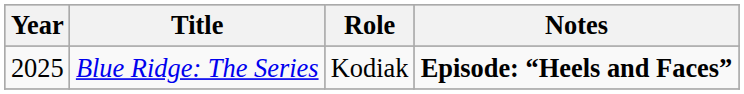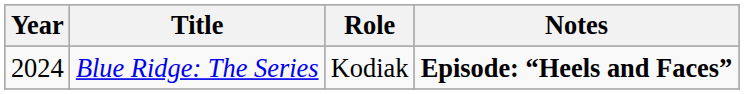(37, 67) 2025 -> (37, 67) 2024
